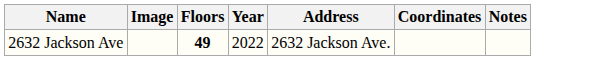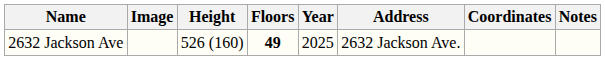+ column: (212, 17)
(248, 42) 2022 -> (318, 42) 2025
